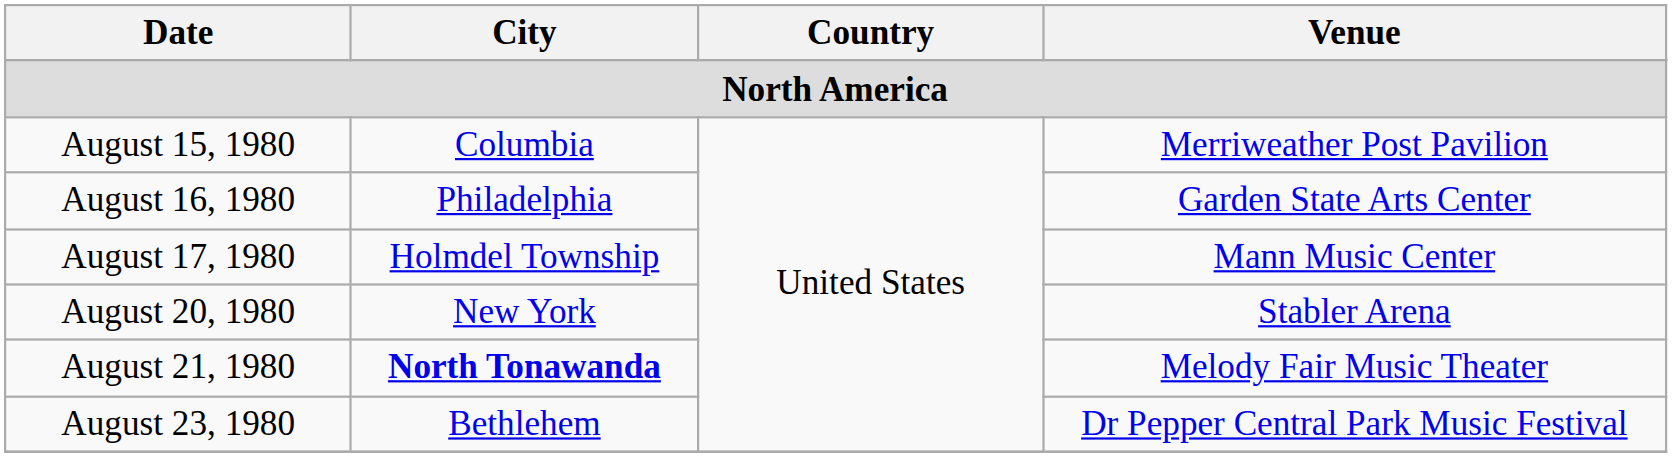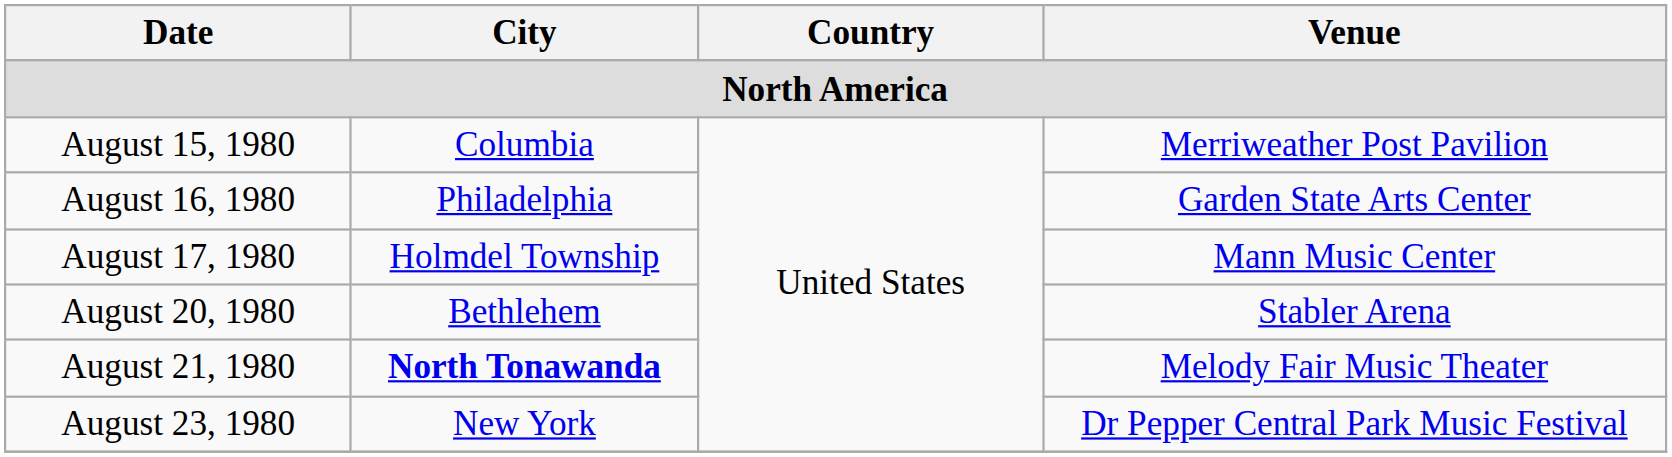(524, 311) New York -> (524, 311) Bethlehem
(524, 423) Bethlehem -> (524, 423) New York
